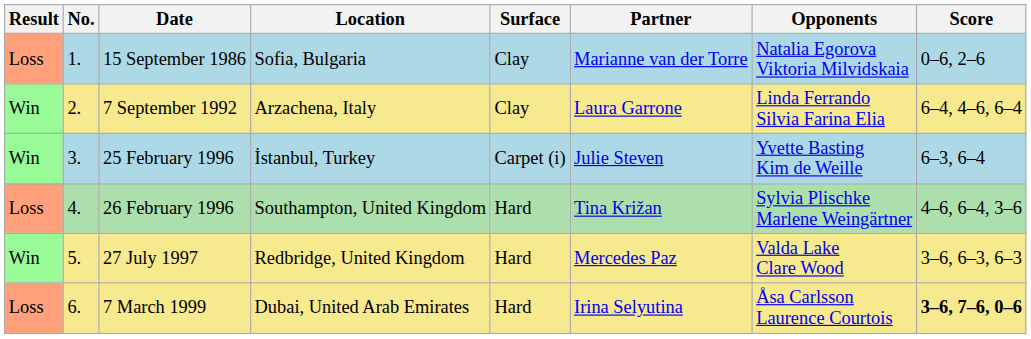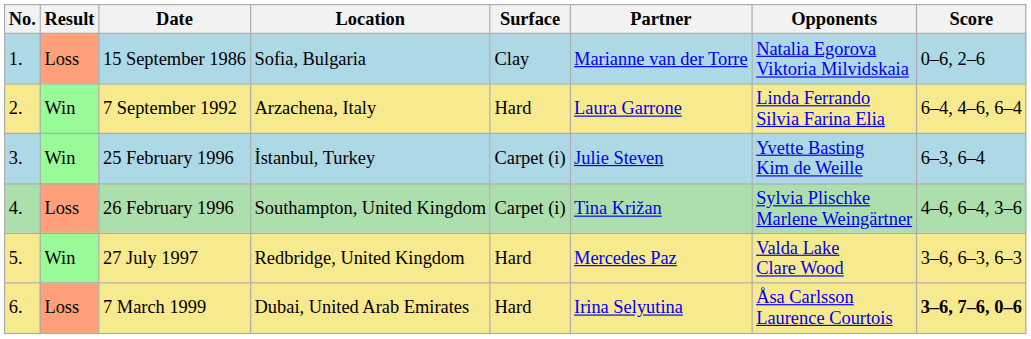columns swapped: (34, 19) <-> (81, 19)
(512, 108) Clay -> (513, 108) Hard
(513, 208) Hard -> (530, 208) Carpet (i)
